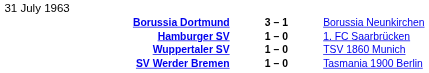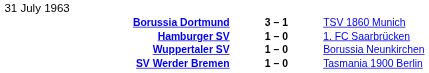(374, 22) Borussia Neunkirchen -> (364, 22) TSV 1860 Munich
(364, 50) TSV 1860 Munich -> (374, 50) Borussia Neunkirchen
